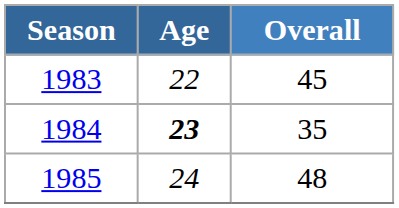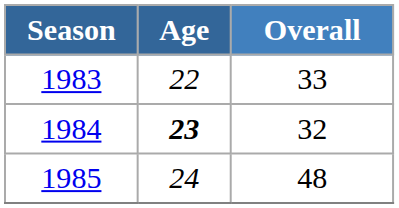(312, 79) 45 -> (312, 79) 33
(312, 128) 35 -> (312, 128) 32
